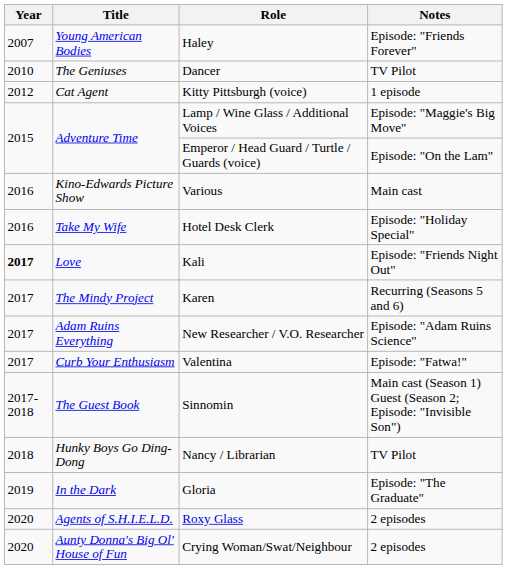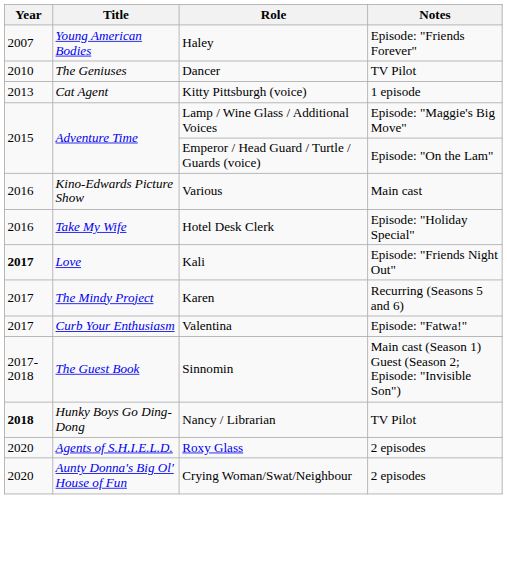(21, 92) 2012 -> (21, 92) 2013
- row: (273, 333)
(21, 455) normal -> (21, 419) bold
- row: (199, 490)
